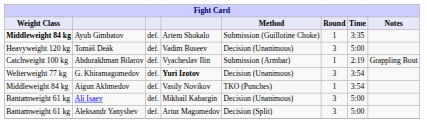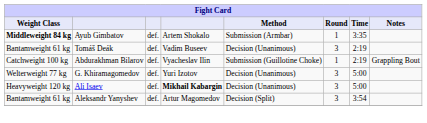(272, 35) Submission (Guillotine Choke) -> (259, 35) Submission (Armbar)
(38, 48) Heavyweight 120 kg -> (38, 48) Bantamweight 61 kg
(358, 48) 5:00 -> (360, 48) 2:19
(257, 61) Submission (Armbar) -> (274, 61) Submission (Guillotine Choke)
(181, 73) bold -> (180, 73) normal
(358, 73) 3:54 -> (360, 73) 5:00
- row: (102, 86)
(38, 99) Bantamweight 61 kg -> (38, 86) Heavyweight 120 kg
(190, 99) normal -> (192, 86) bold
(358, 111) 5:00 -> (360, 99) 3:54
